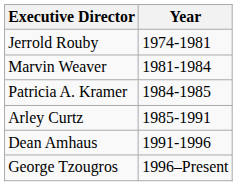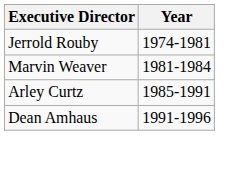- row: (68, 92)
- row: (63, 167)
